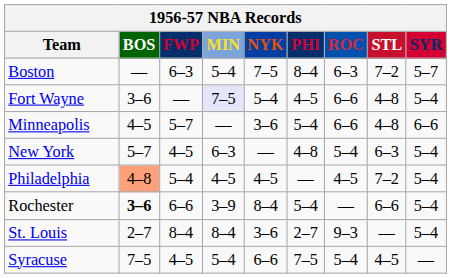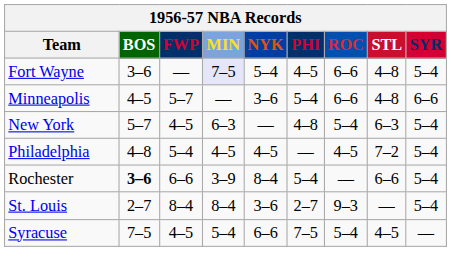- row: (31, 71)
(139, 178) lightsalmon background -> (139, 152) no background
